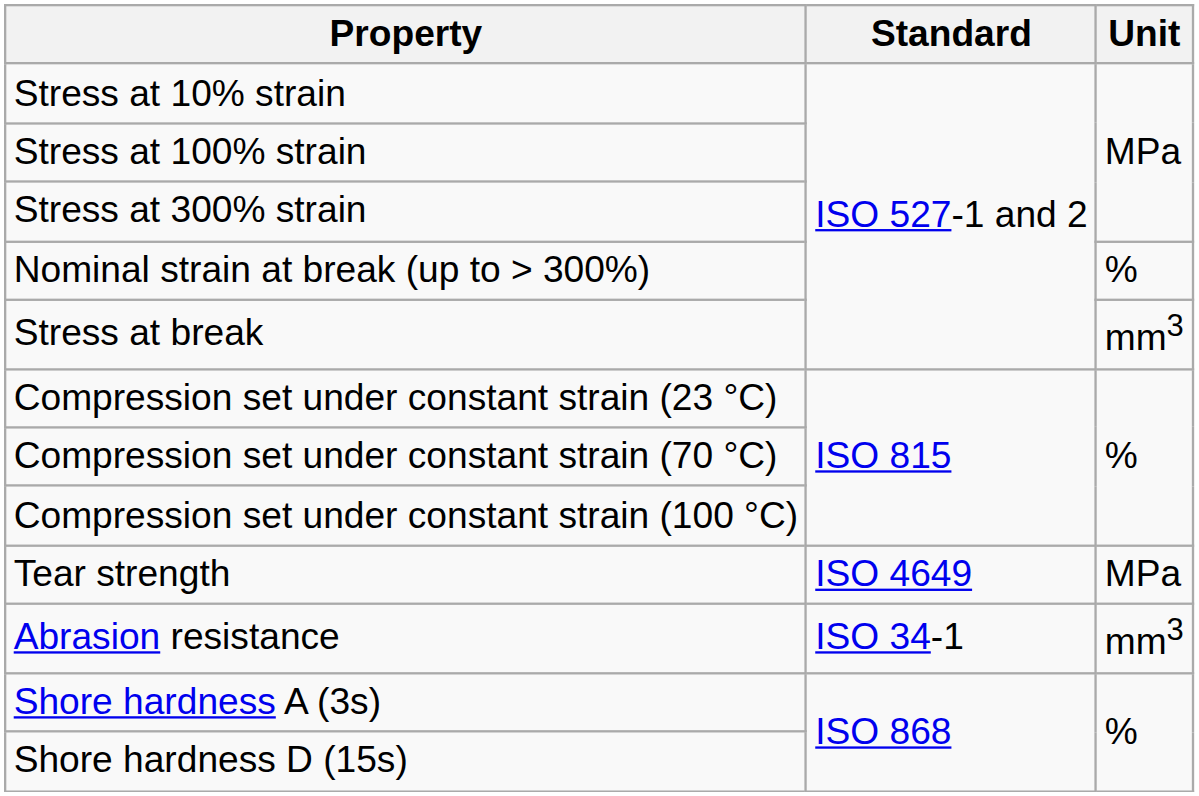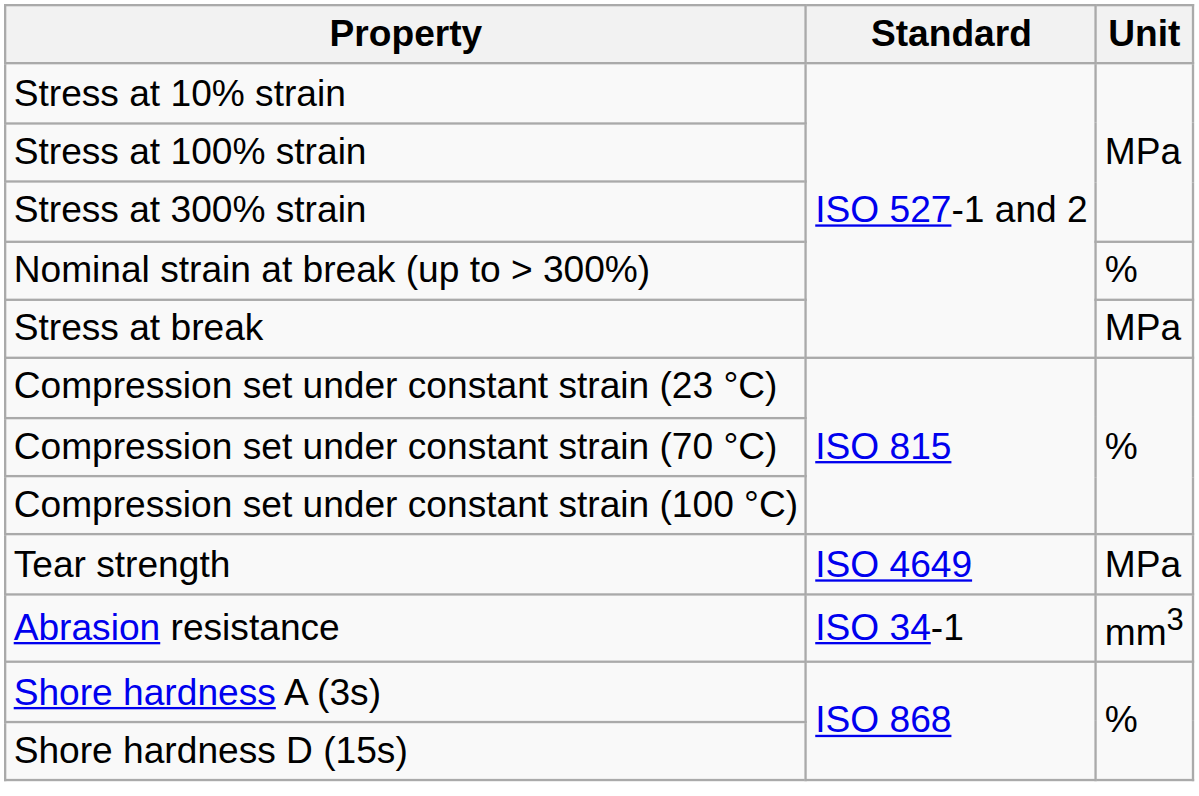(1144, 333) mm3 -> (1143, 328) MPa
